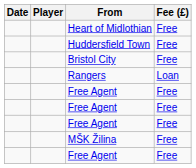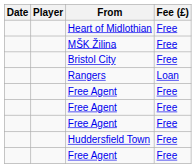rows swapped: (109, 44) <-> (92, 140)
